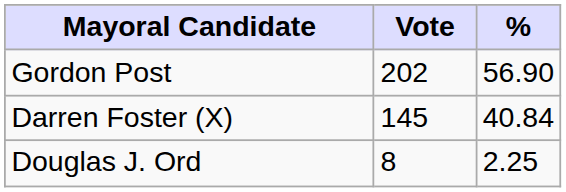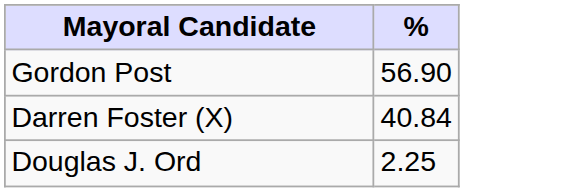- column: (425, 27)
